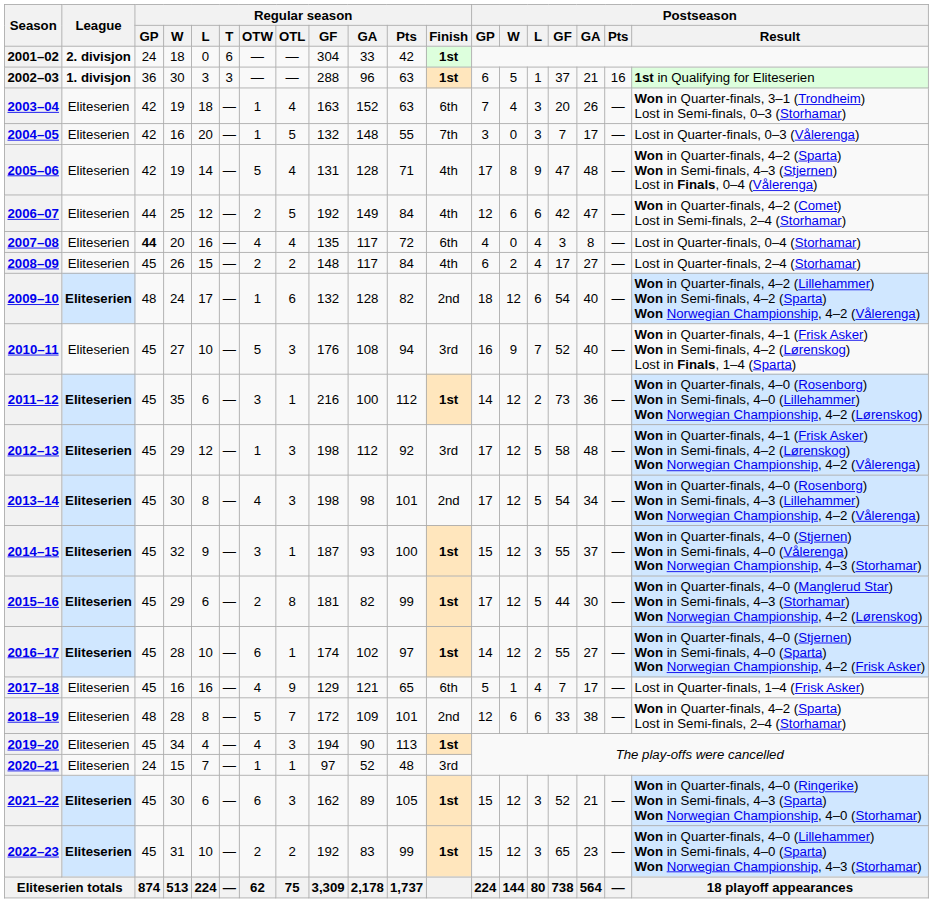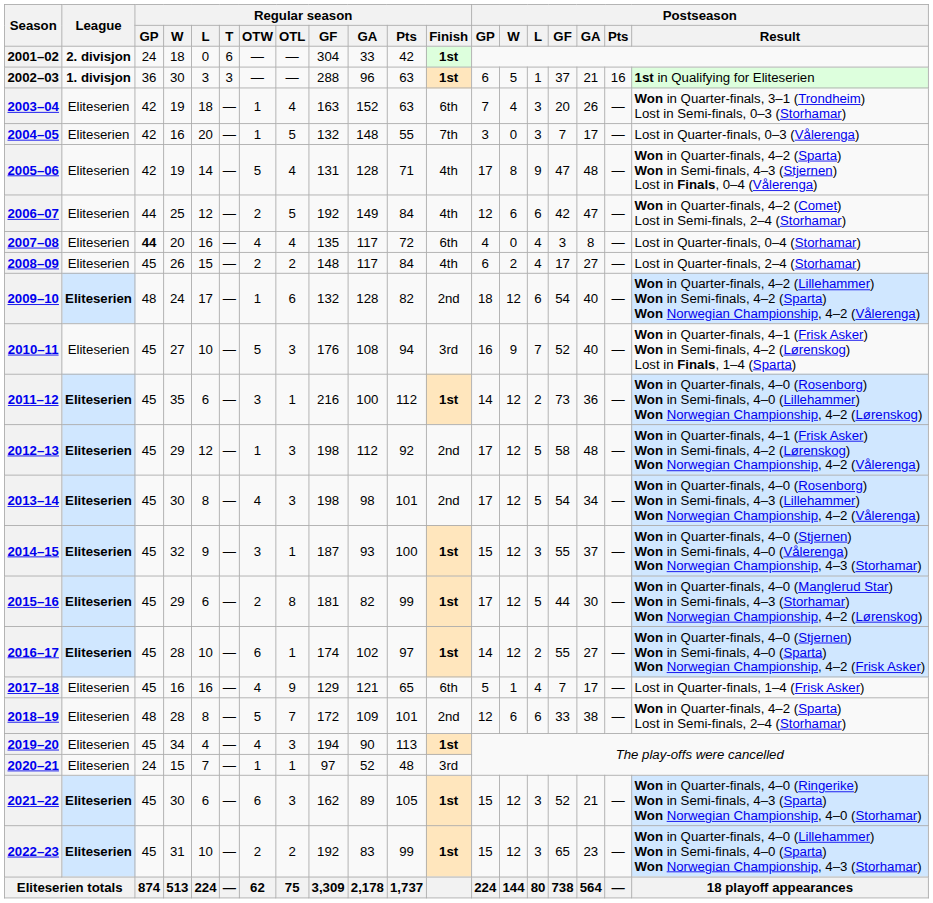(449, 450) 3rd -> (449, 450) 2nd
